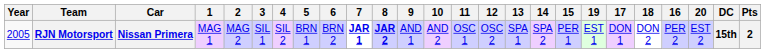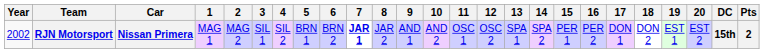columns swapped: (675, 12) <-> (594, 12)
(18, 34) 2005 -> (18, 34) 2002
(385, 34) bold -> (384, 34) normal
